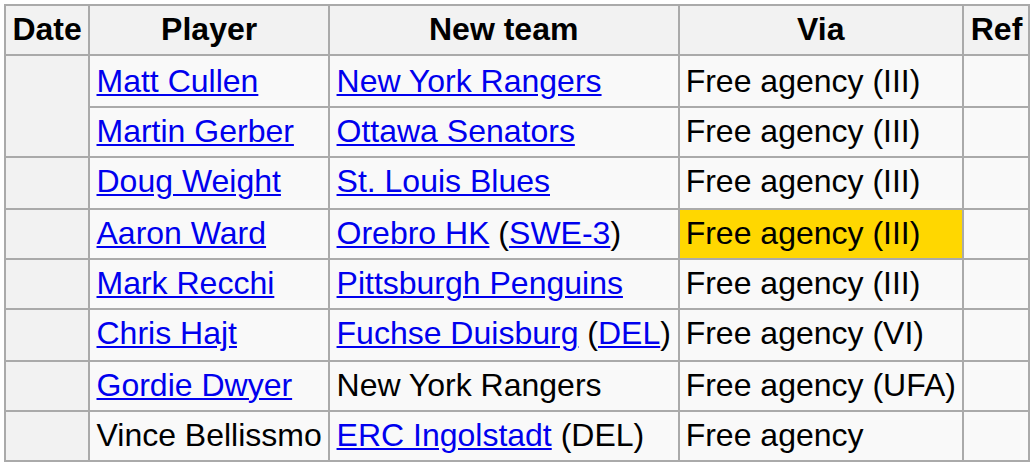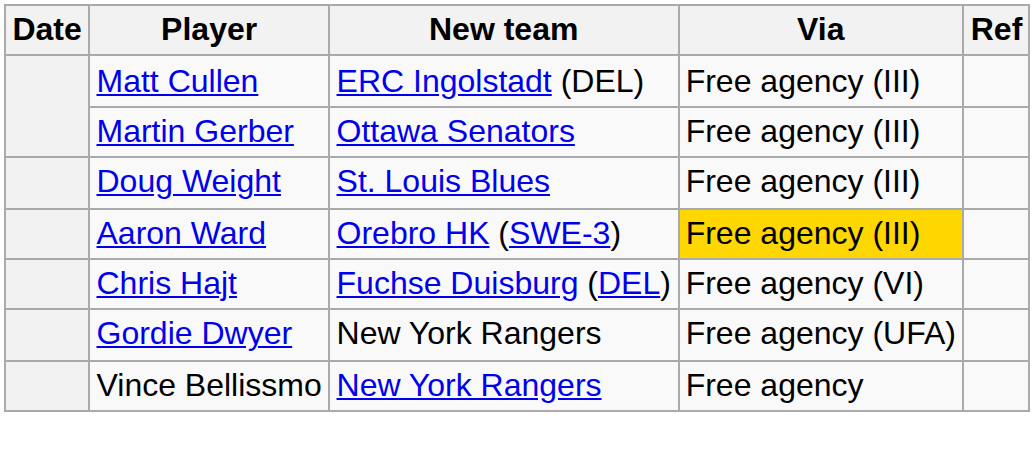(469, 80) New York Rangers -> (490, 80) ERC Ingolstadt (DEL)
- row: (185, 283)
(490, 435) ERC Ingolstadt (DEL) -> (469, 385) New York Rangers
